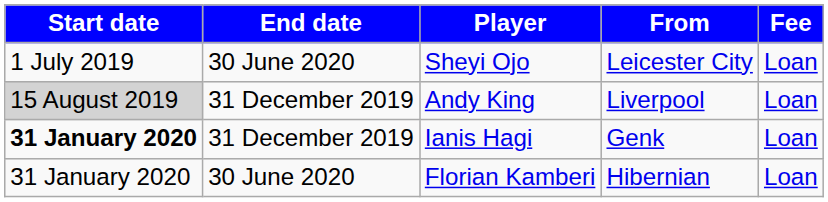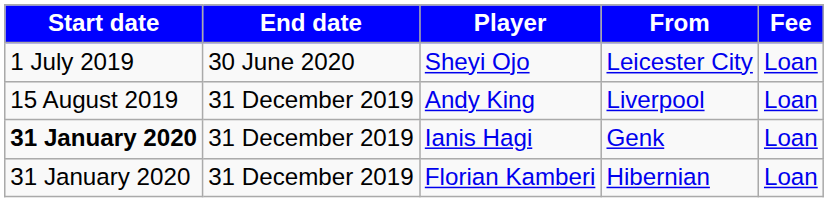(94, 100) lightgrey background -> (94, 100) no background
(281, 176) 30 June 2020 -> (311, 176) 31 December 2019
